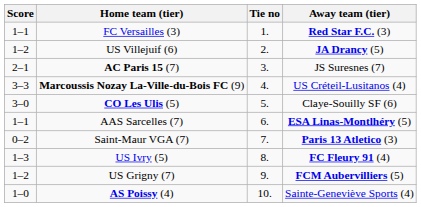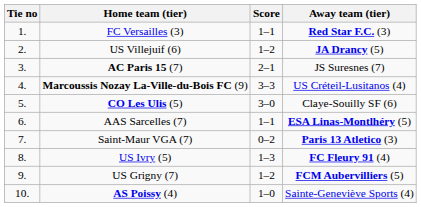columns swapped: (265, 13) <-> (20, 13)
